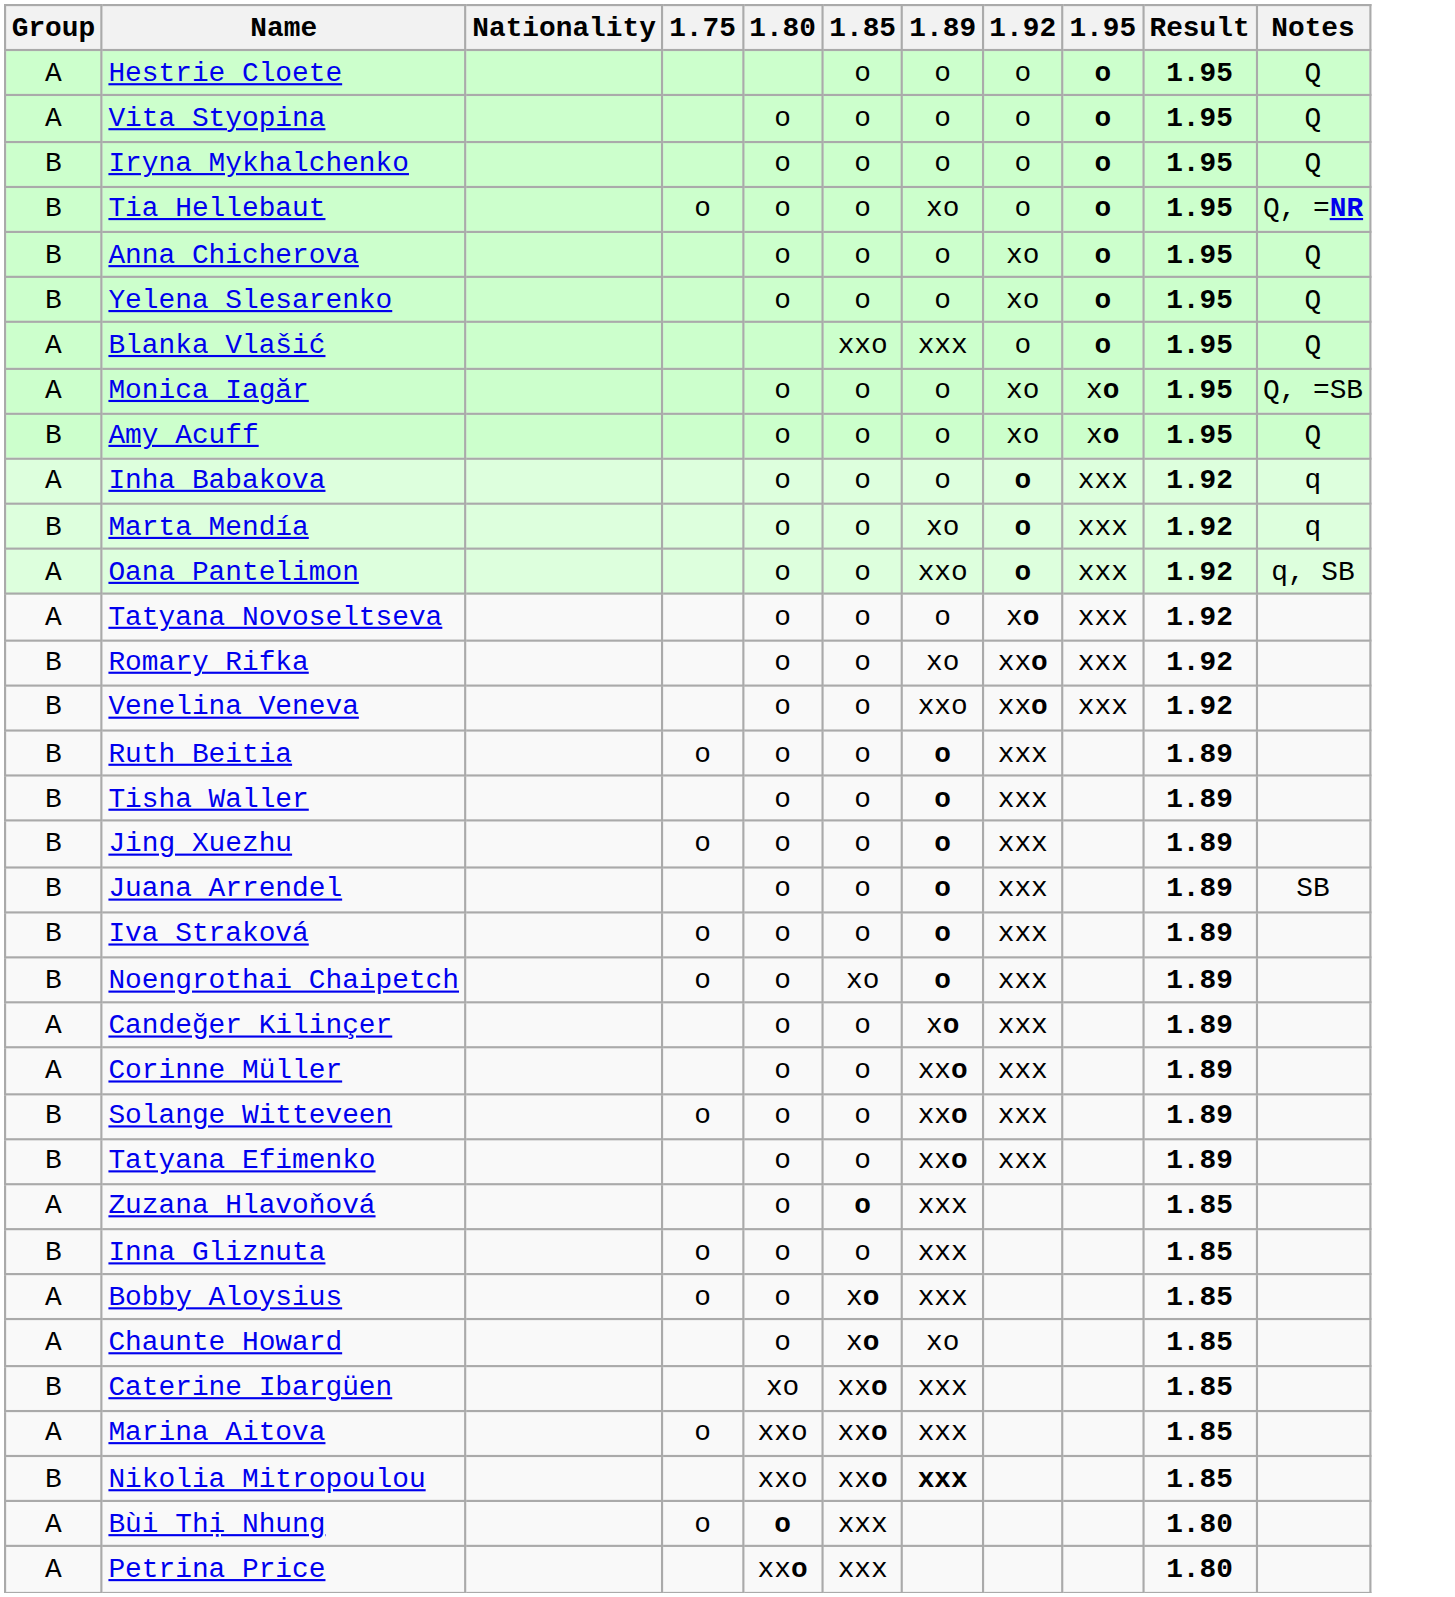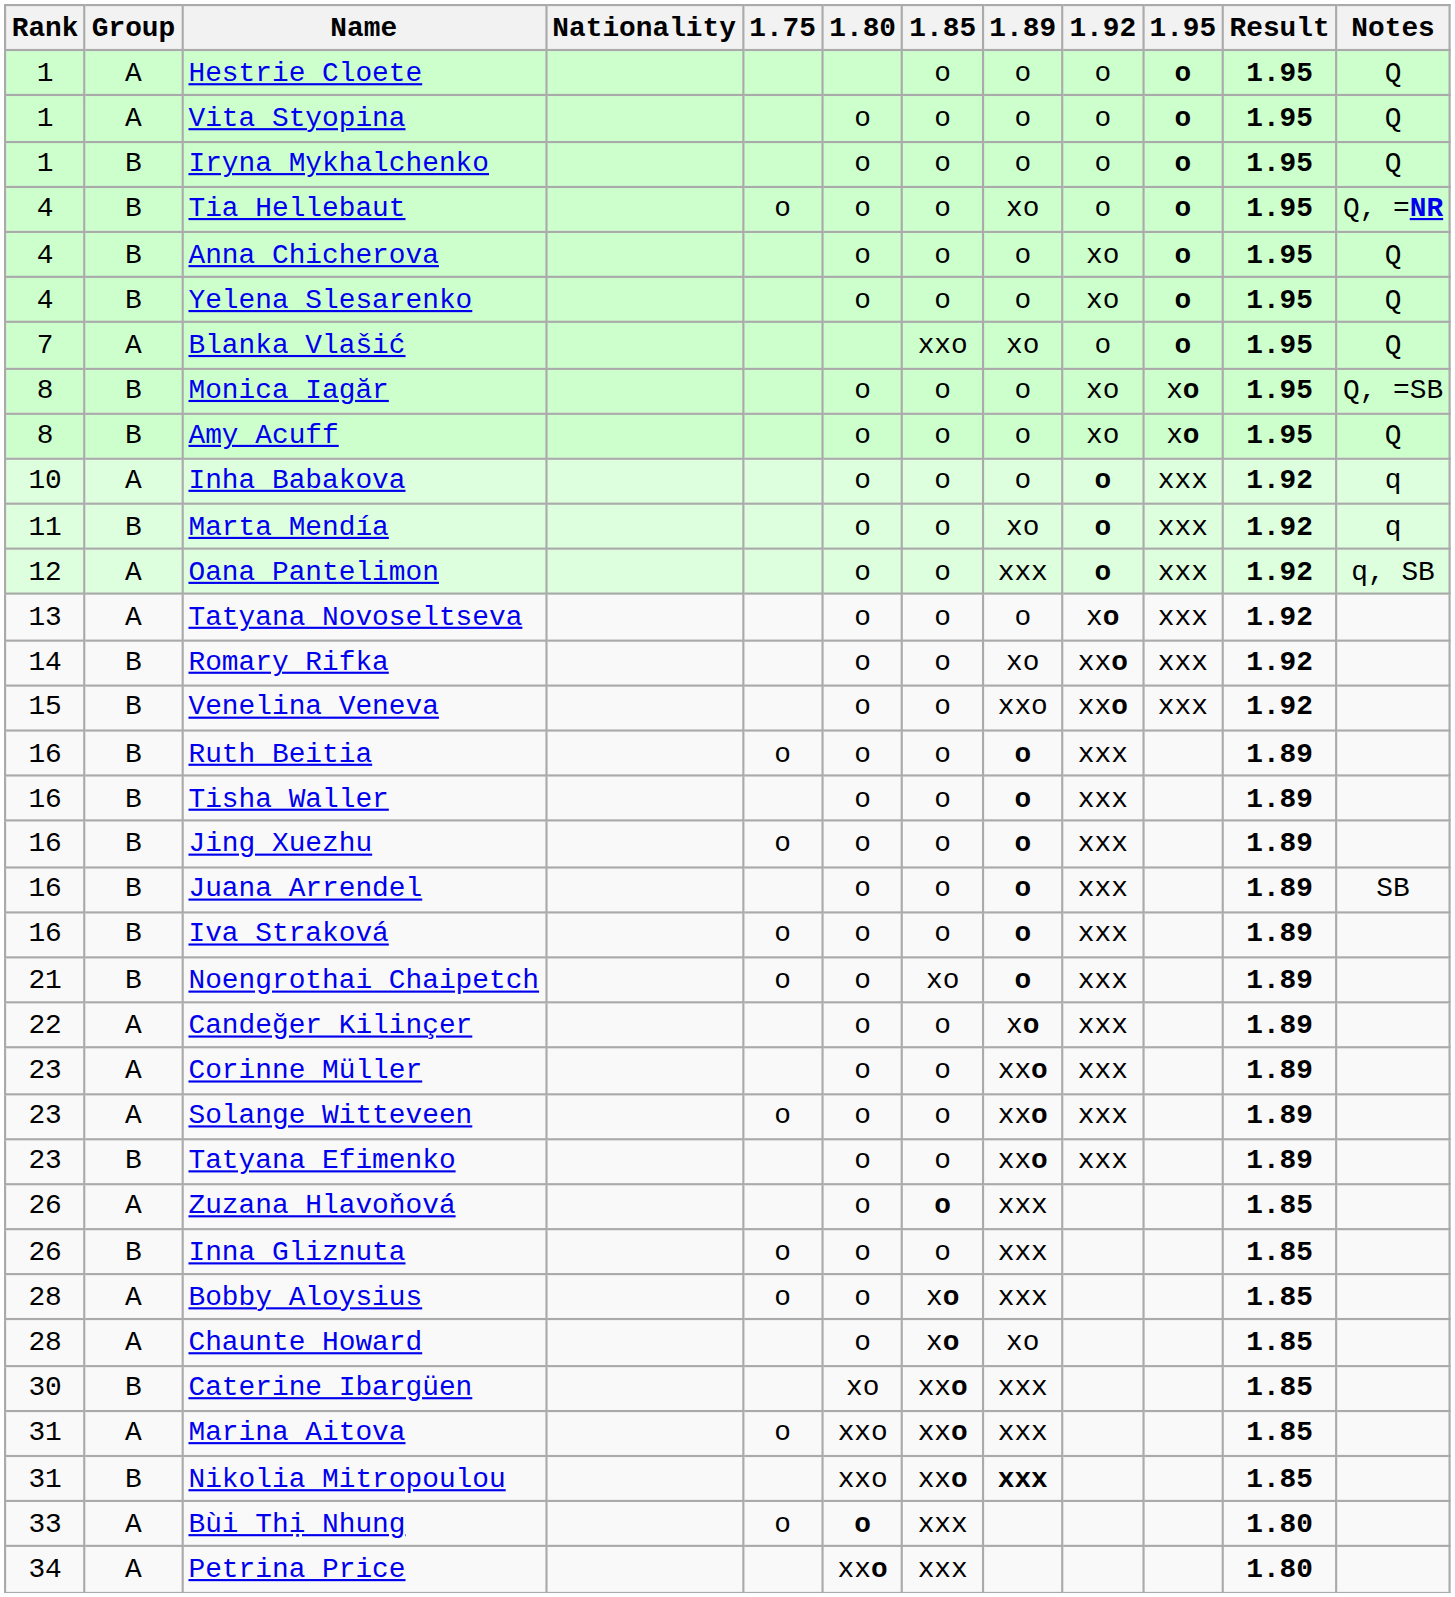+ column: (45, 28)
(943, 345) xxx -> (1023, 345) xo
(53, 390) A -> (133, 390) B
(943, 572) xxo -> (1023, 572) xxx
(53, 1116) B -> (133, 1116) A
